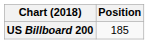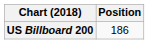(120, 30) 185 -> (120, 30) 186
